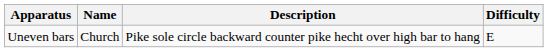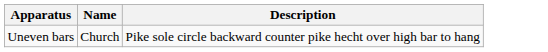- column: (513, 15)
